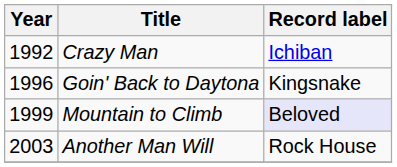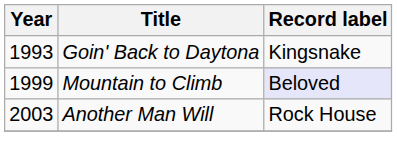- row: (110, 51)
(31, 83) 1996 -> (31, 51) 1993
